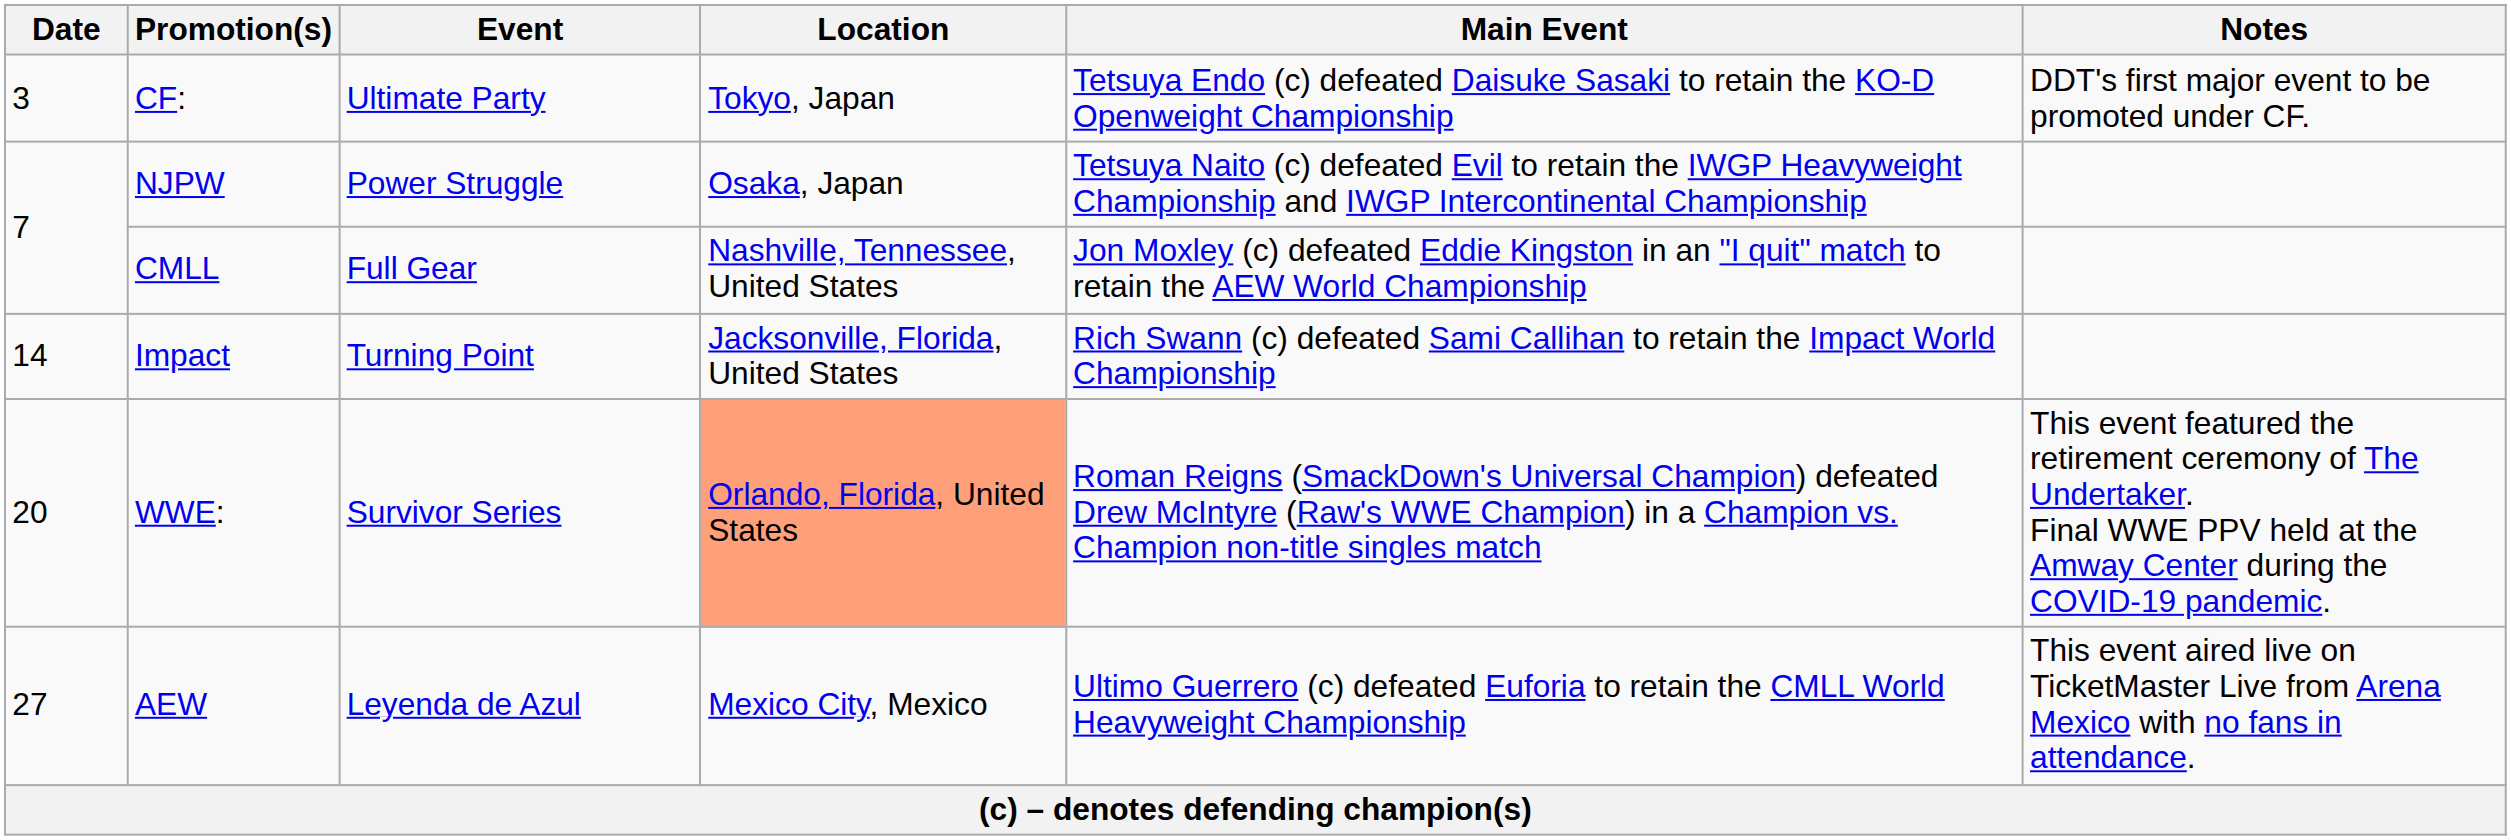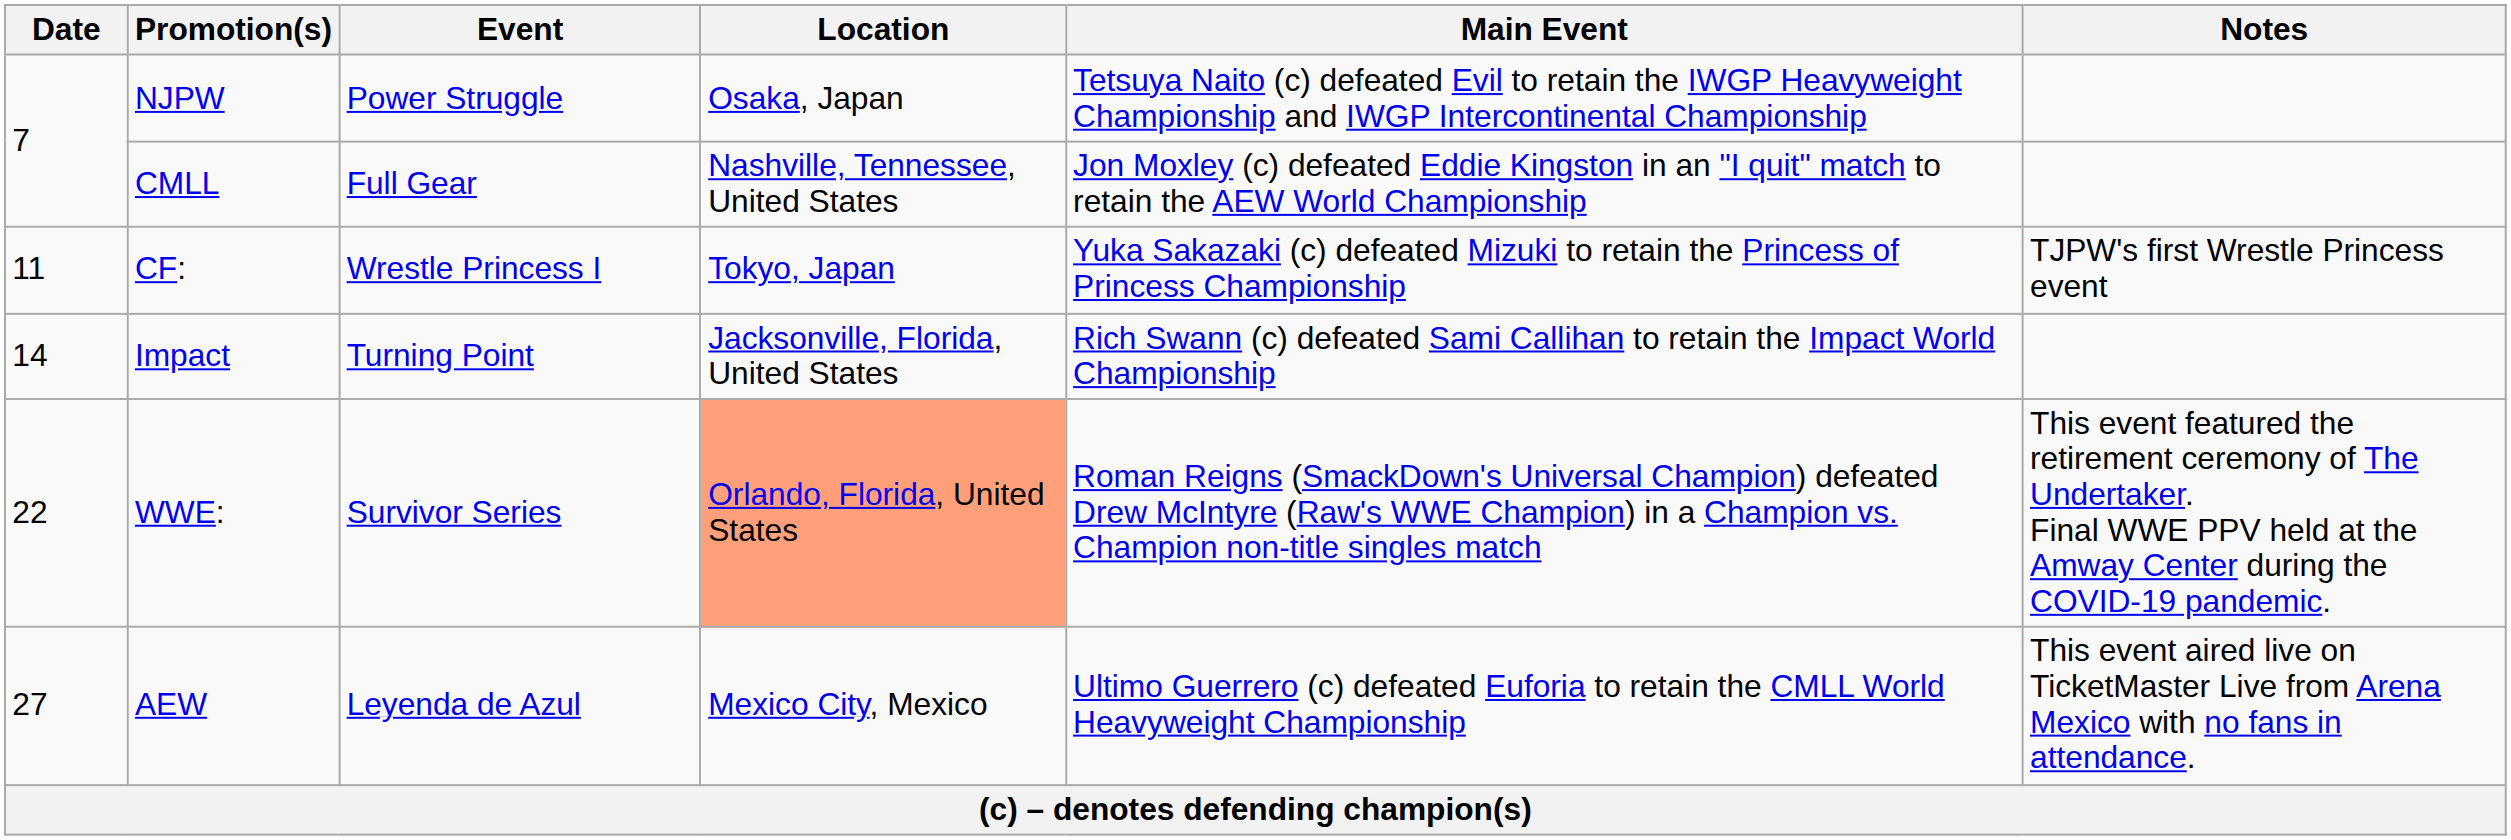- row: (446, 97)
+ row: (474, 269)
(30, 512) 20 -> (30, 512) 22
